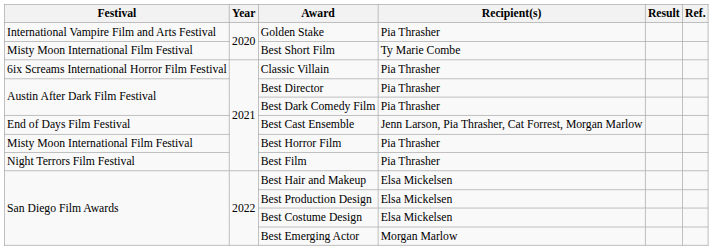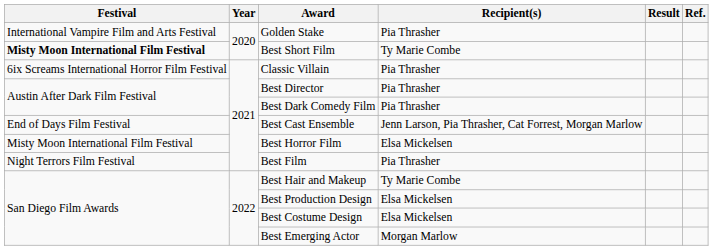(100, 50) normal -> (106, 50) bold
(410, 143) Pia Thrasher -> (417, 143) Elsa Mickelsen
(417, 180) Elsa Mickelsen -> (421, 180) Ty Marie Combe
